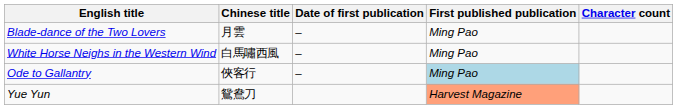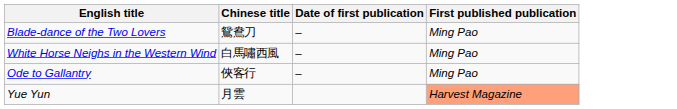- column: (626, 13)
(233, 32) 月雲 -> (239, 32) 鴛鴦刀
(453, 73) lightblue background -> (453, 73) no background
(239, 93) 鴛鴦刀 -> (233, 93) 月雲
